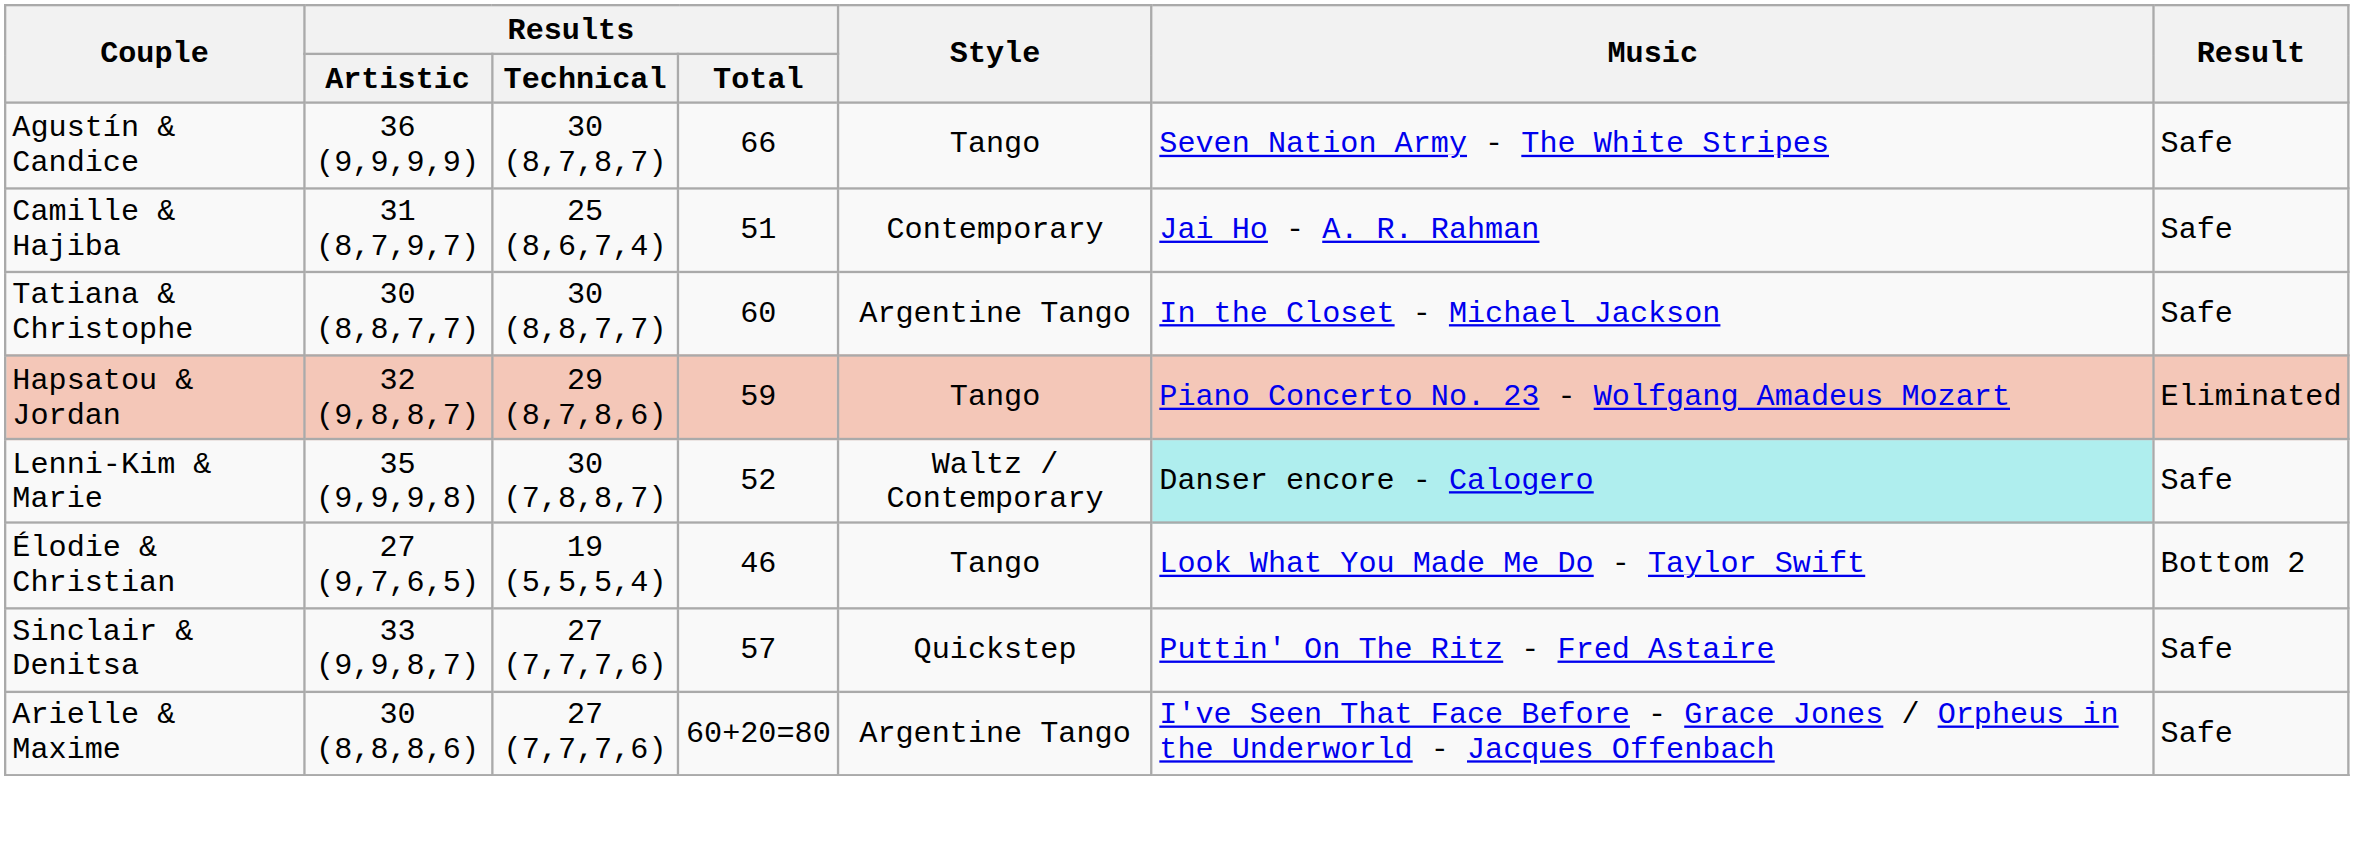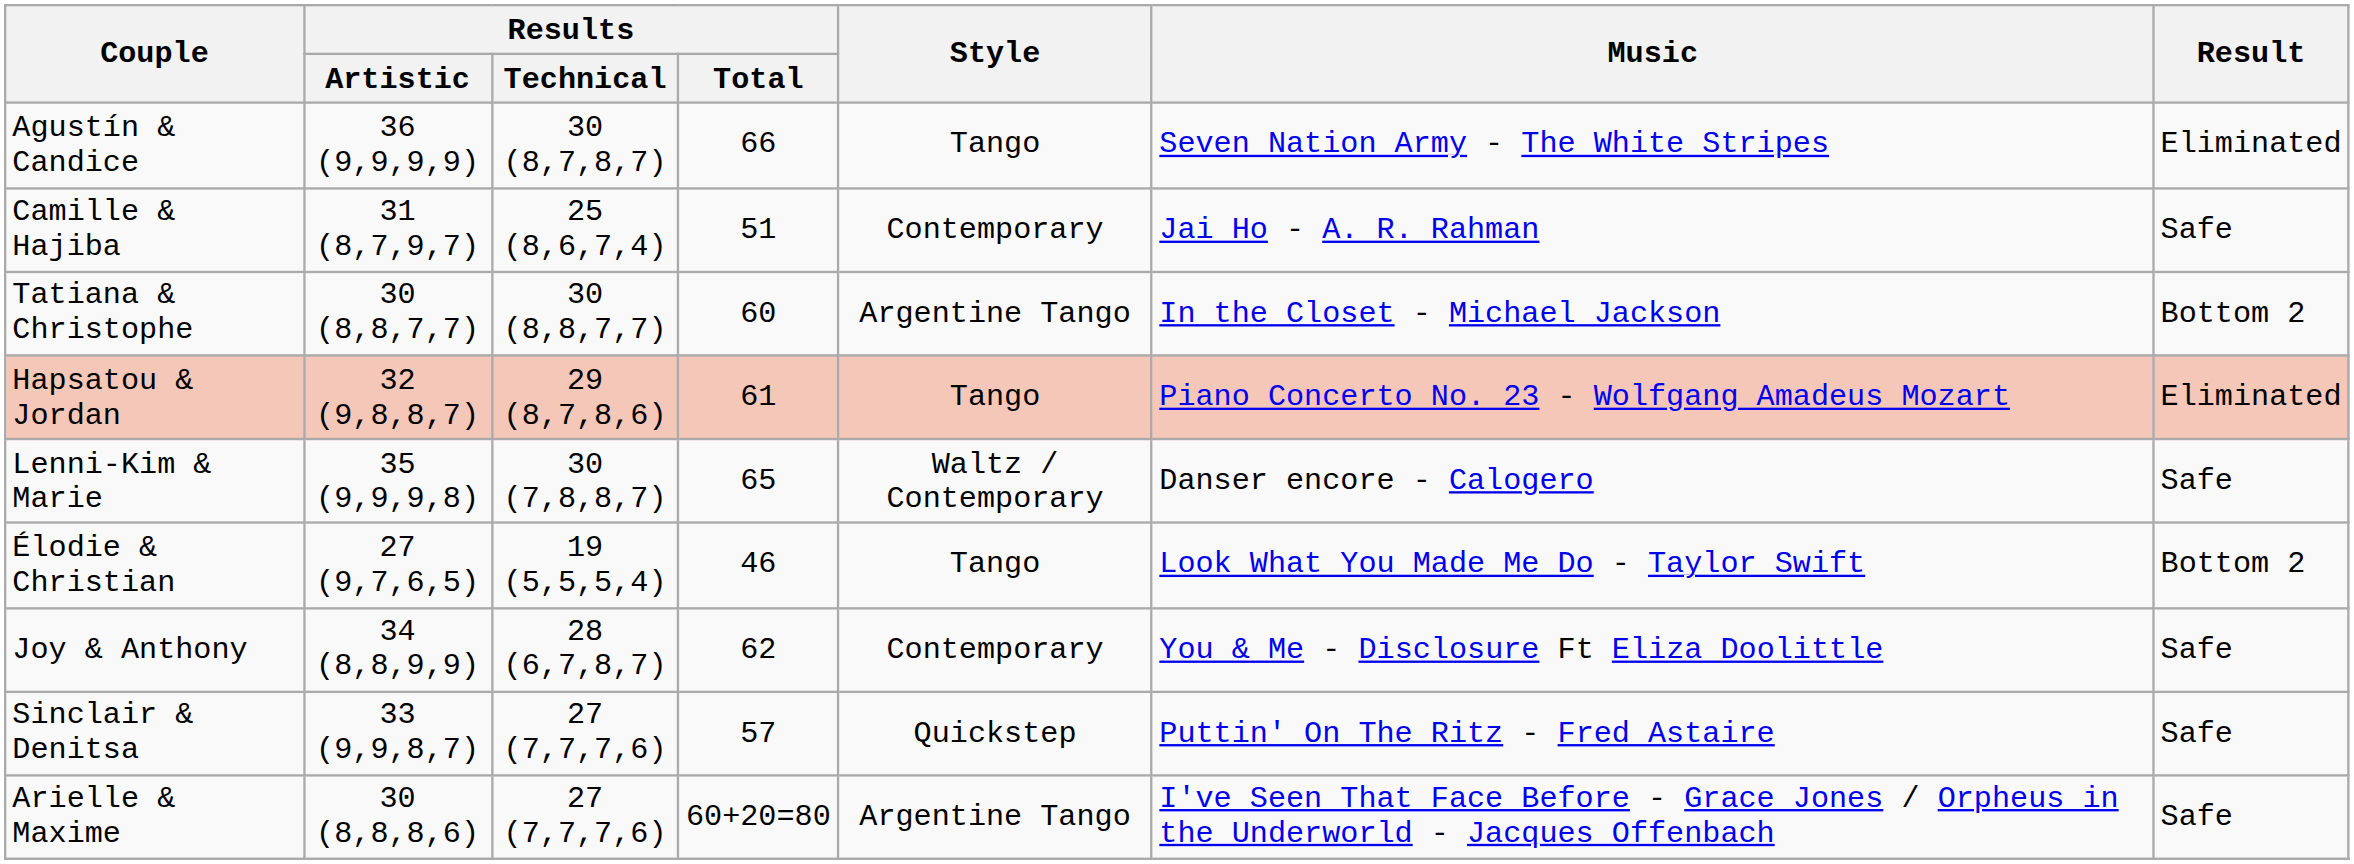(2197, 145) Safe -> (2251, 145) Eliminated
(2197, 313) Safe -> (2233, 313) Bottom 2
(758, 397) 59 -> (758, 397) 61
(758, 481) 52 -> (758, 481) 65
(1377, 481) paleturquoise background -> (1377, 481) no background
+ row: (130, 649)
